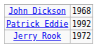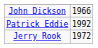(82, 11) 1968 -> (82, 11) 1966
